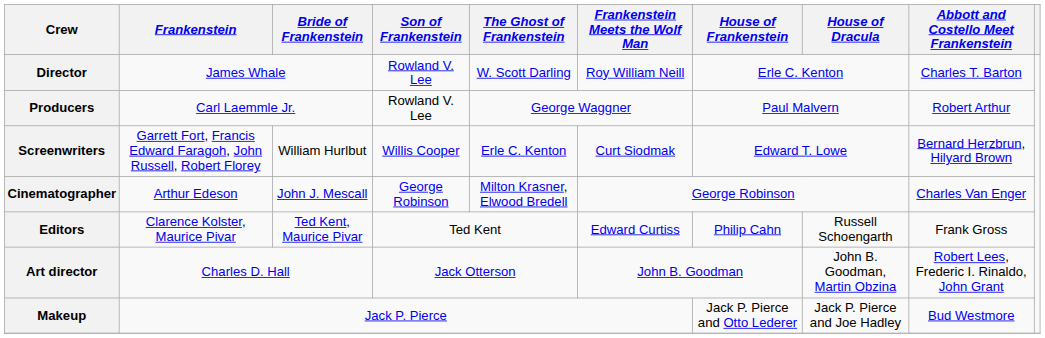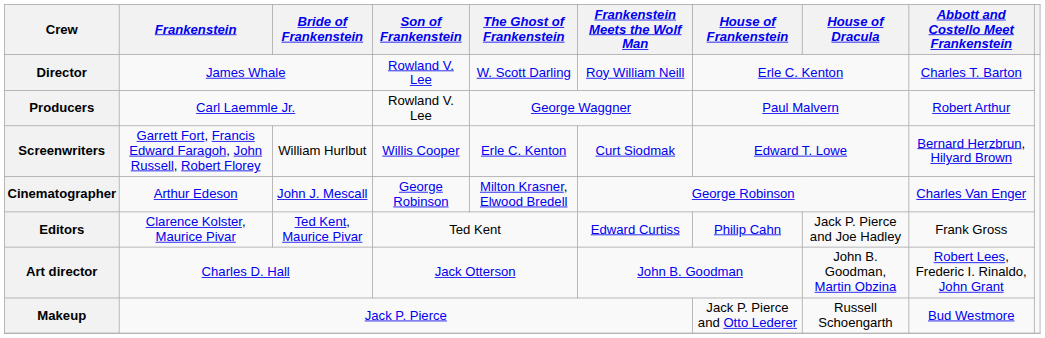(855, 229) Russell Schoengarth -> (855, 229) Jack P. Pierce and Joe Hadley
(855, 315) Jack P. Pierce and Joe Hadley -> (855, 315) Russell Schoengarth
